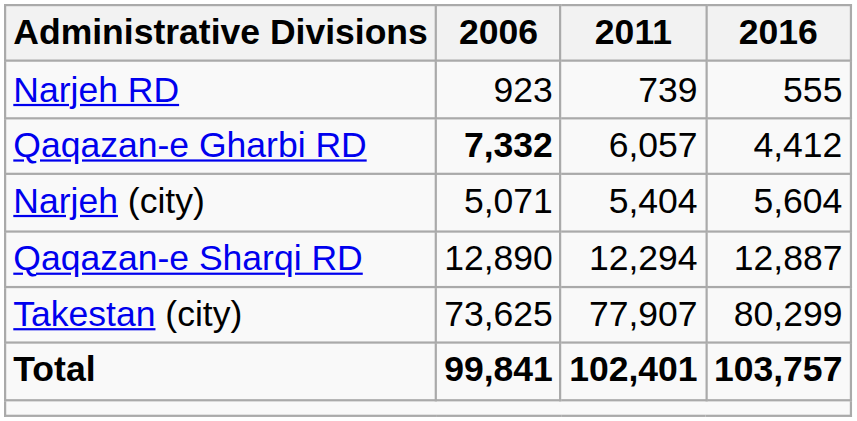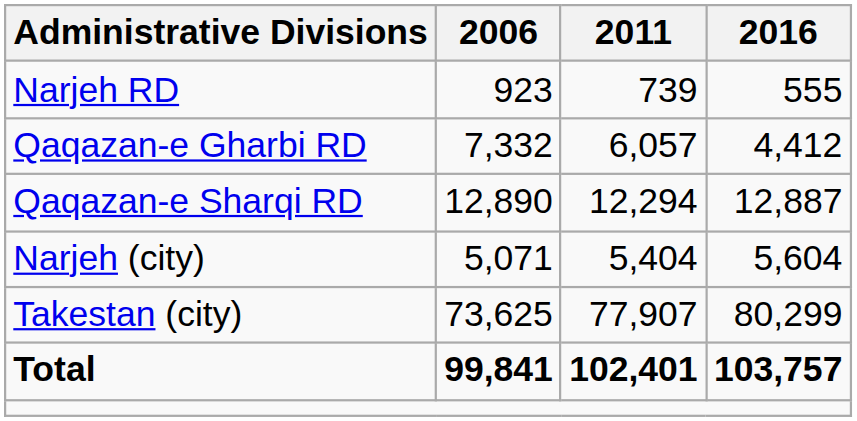(508, 145) bold -> (508, 145) normal
rows swapped: (188, 257) <-> (109, 201)
